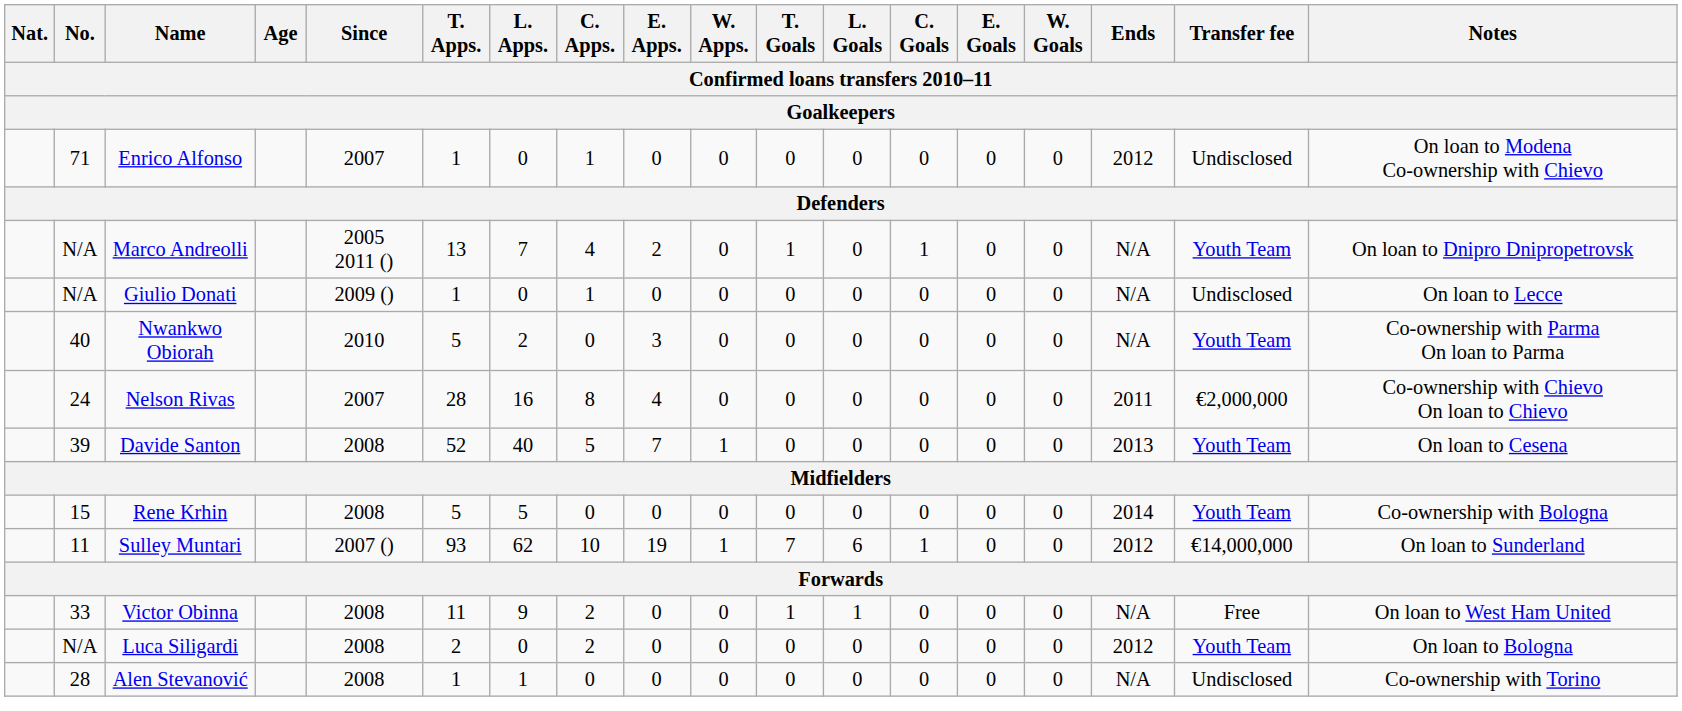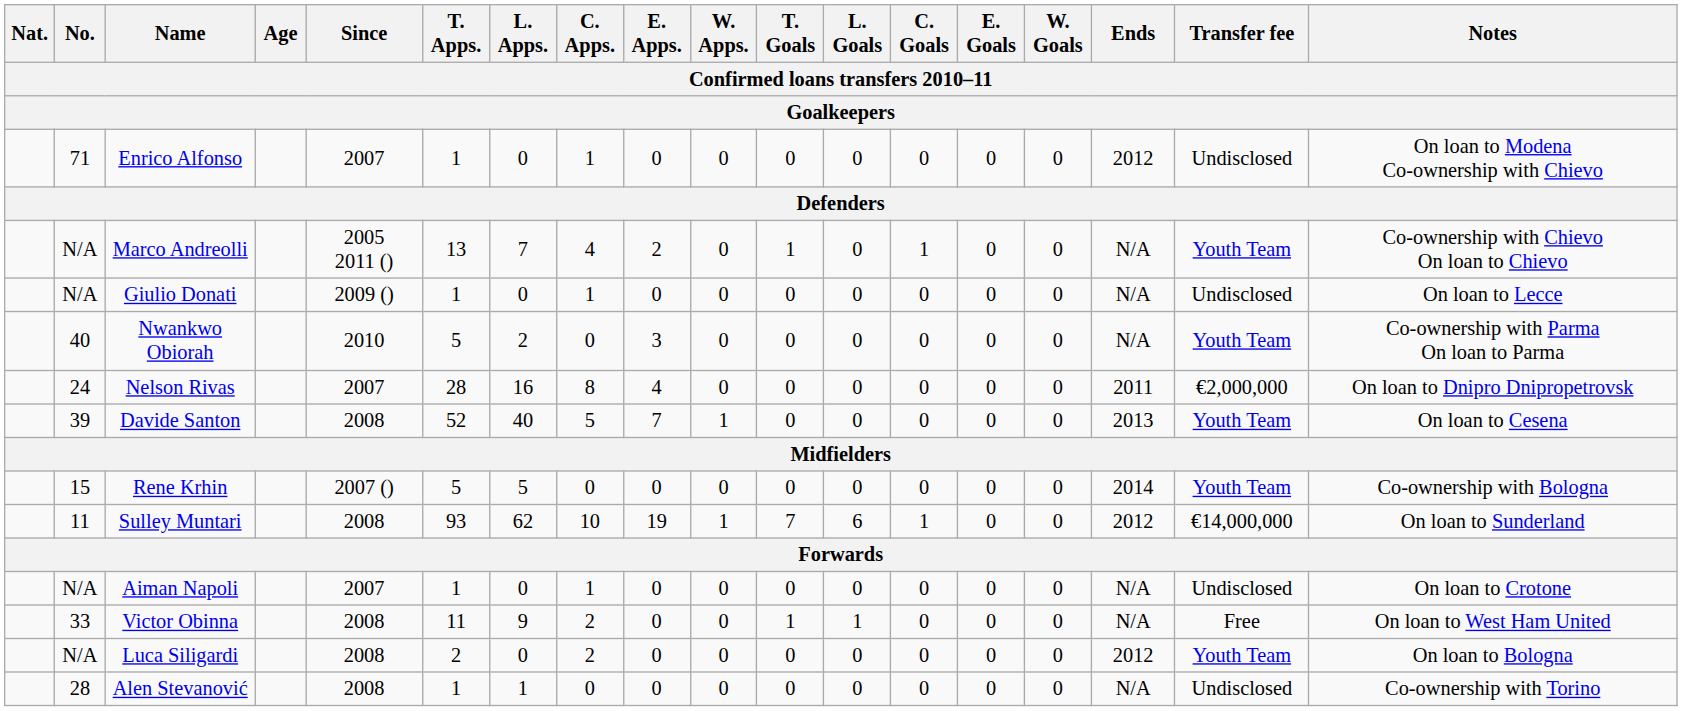(1493, 249) On loan to Dnipro Dnipropetrovsk -> (1493, 249) Co-ownership with Chievo On loan to Chievo
(1493, 398) Co-ownership with Chievo On loan to Chievo -> (1493, 386) On loan to Dnipro Dnipropetrovsk
(364, 511) 2008 -> (364, 487) 2007 ()
(364, 545) 2007 () -> (364, 520) 2008
+ row: (180, 588)
